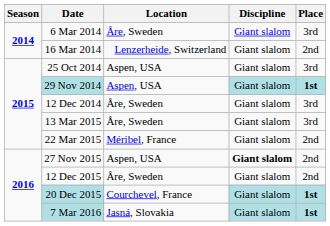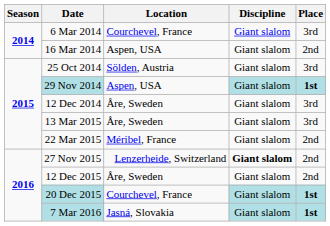(135, 31) Åre, Sweden -> (149, 31) Courchevel, France
(166, 49) Lenzerheide, Switzerland -> (134, 49) Aspen, USA
(134, 67) Aspen, USA -> (140, 67) Sölden, Austria
(134, 158) Aspen, USA -> (166, 158) Lenzerheide, Switzerland
